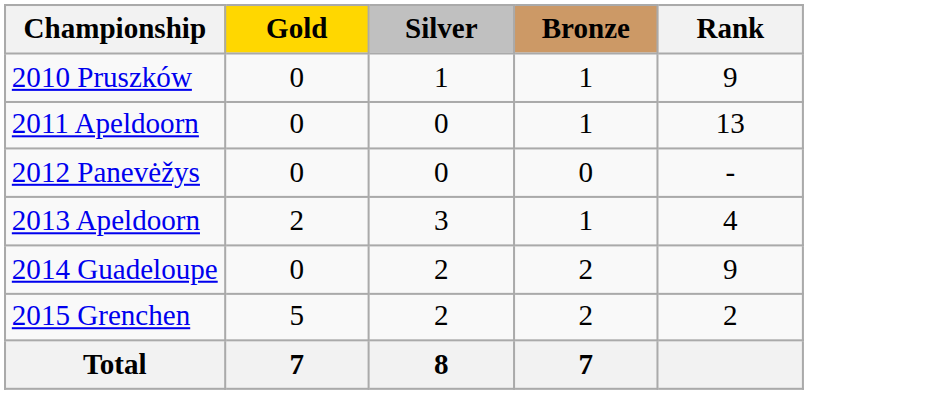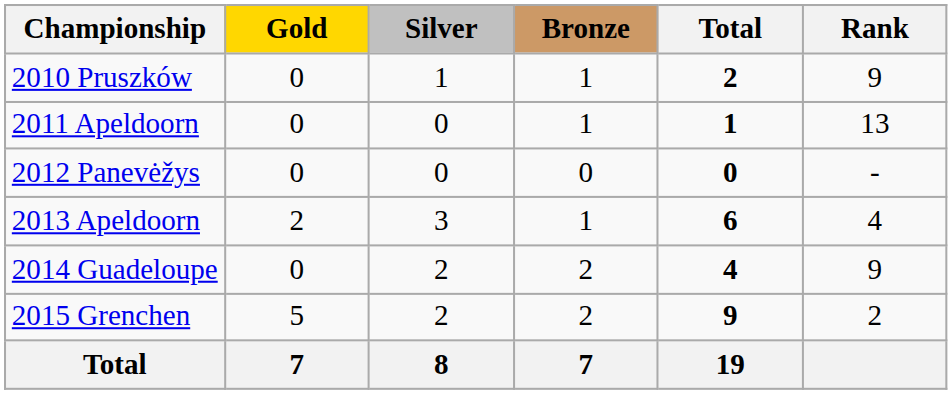+ column: (730, 28)
